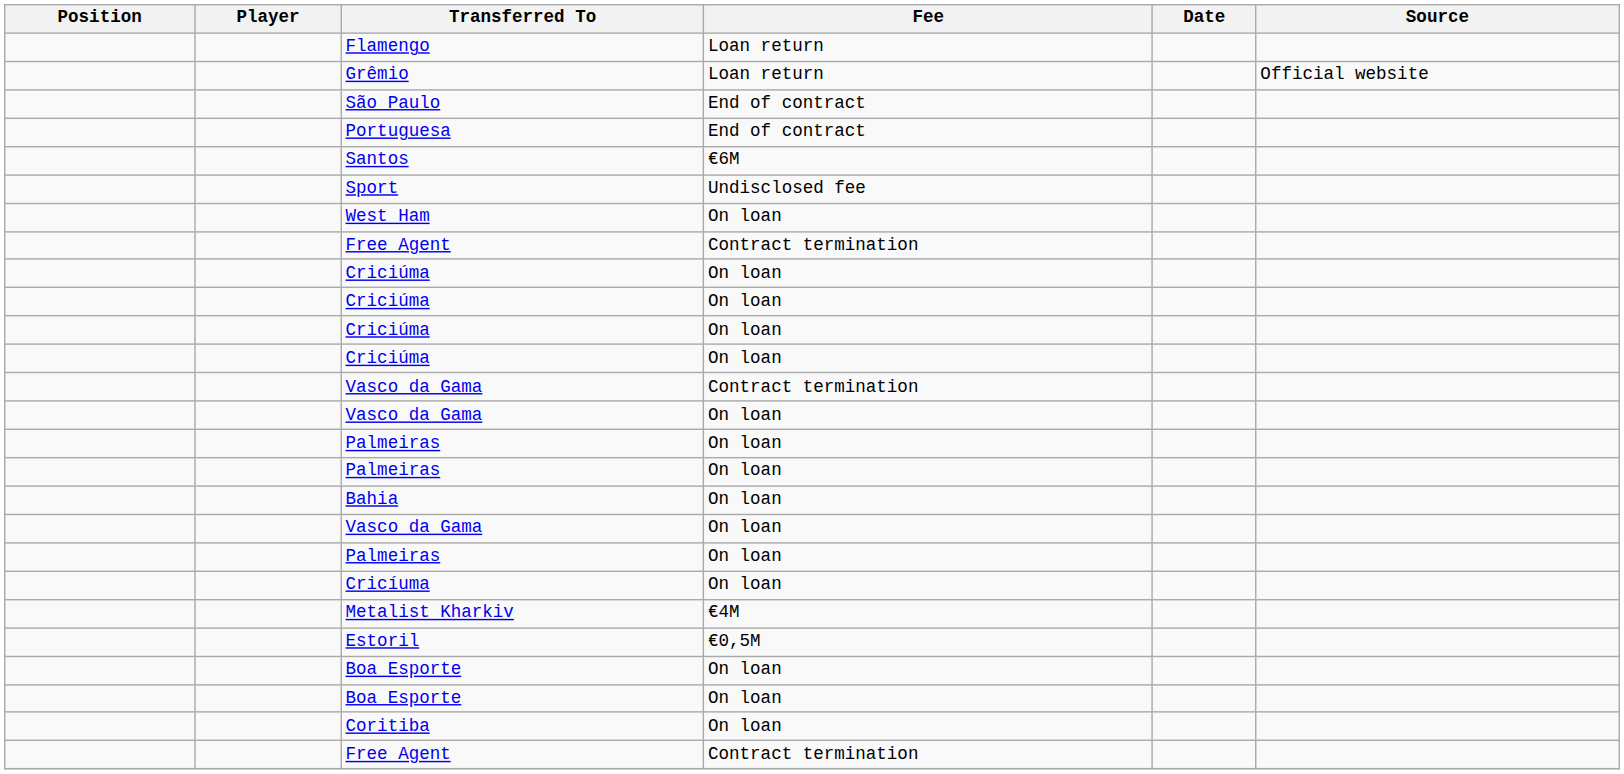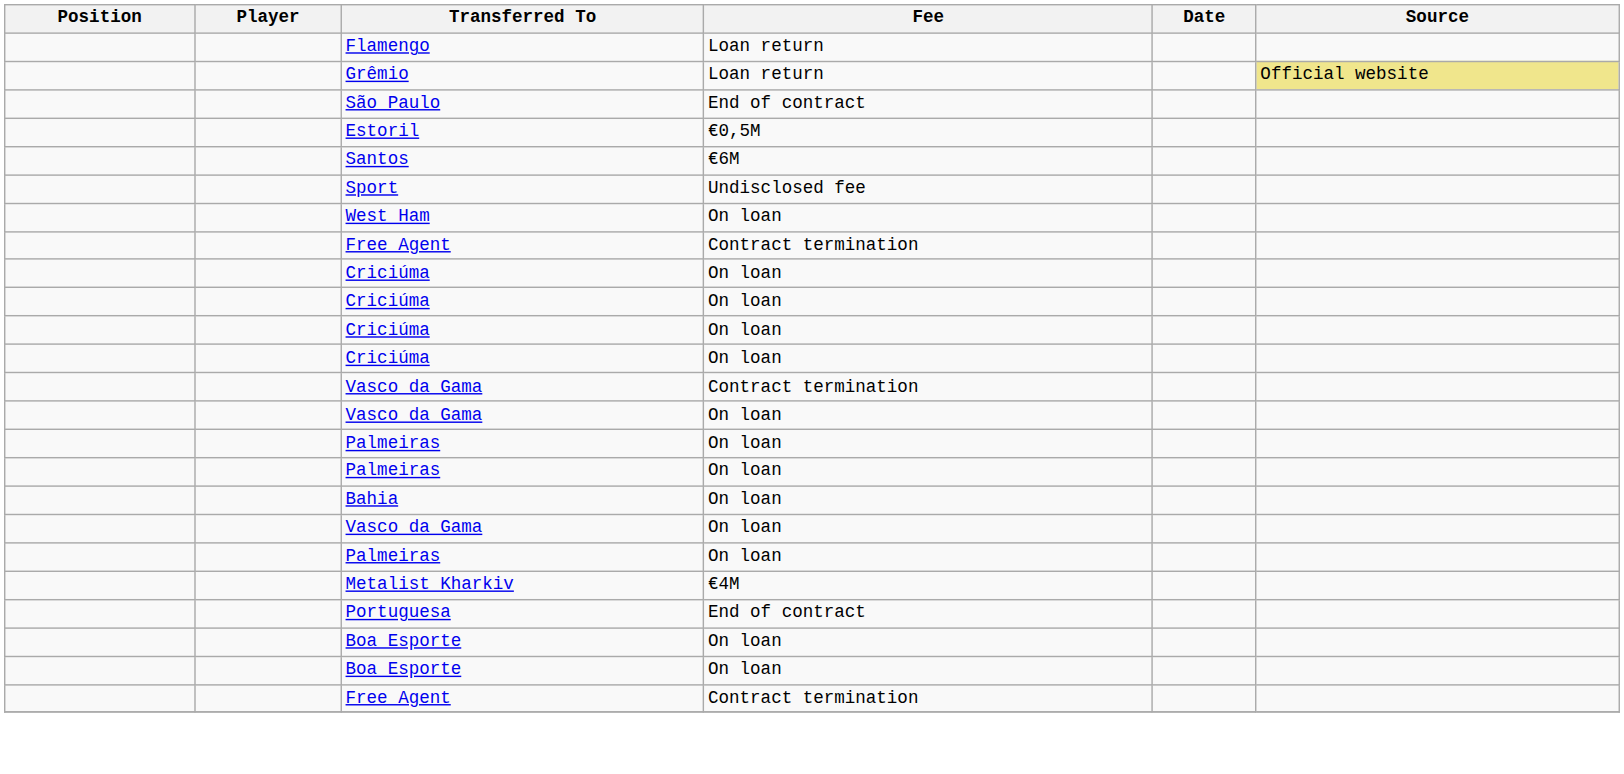(1345, 76) no background -> (1345, 76) khaki background
rows swapped: (398, 132) <-> (382, 642)
- row: (388, 585)
- row: (388, 727)
